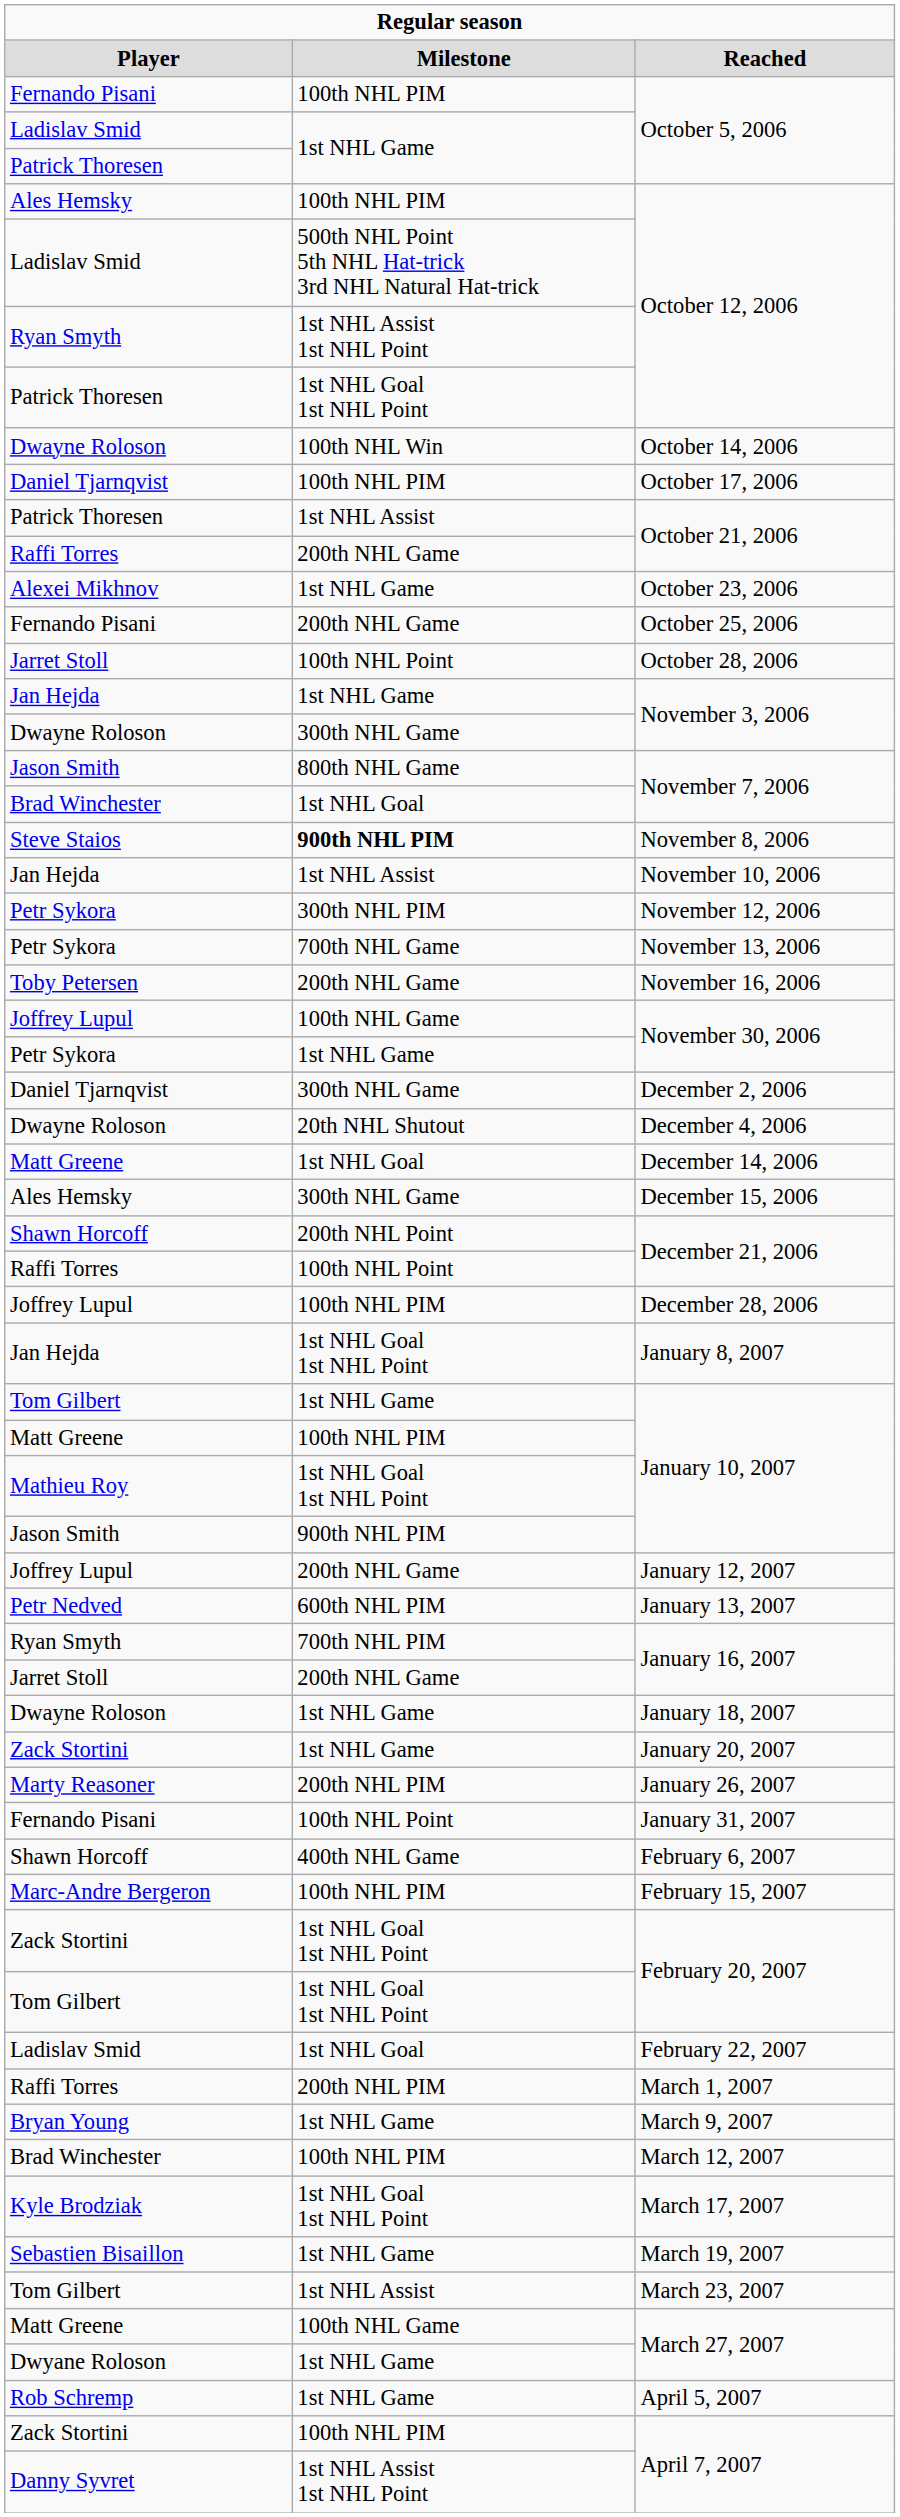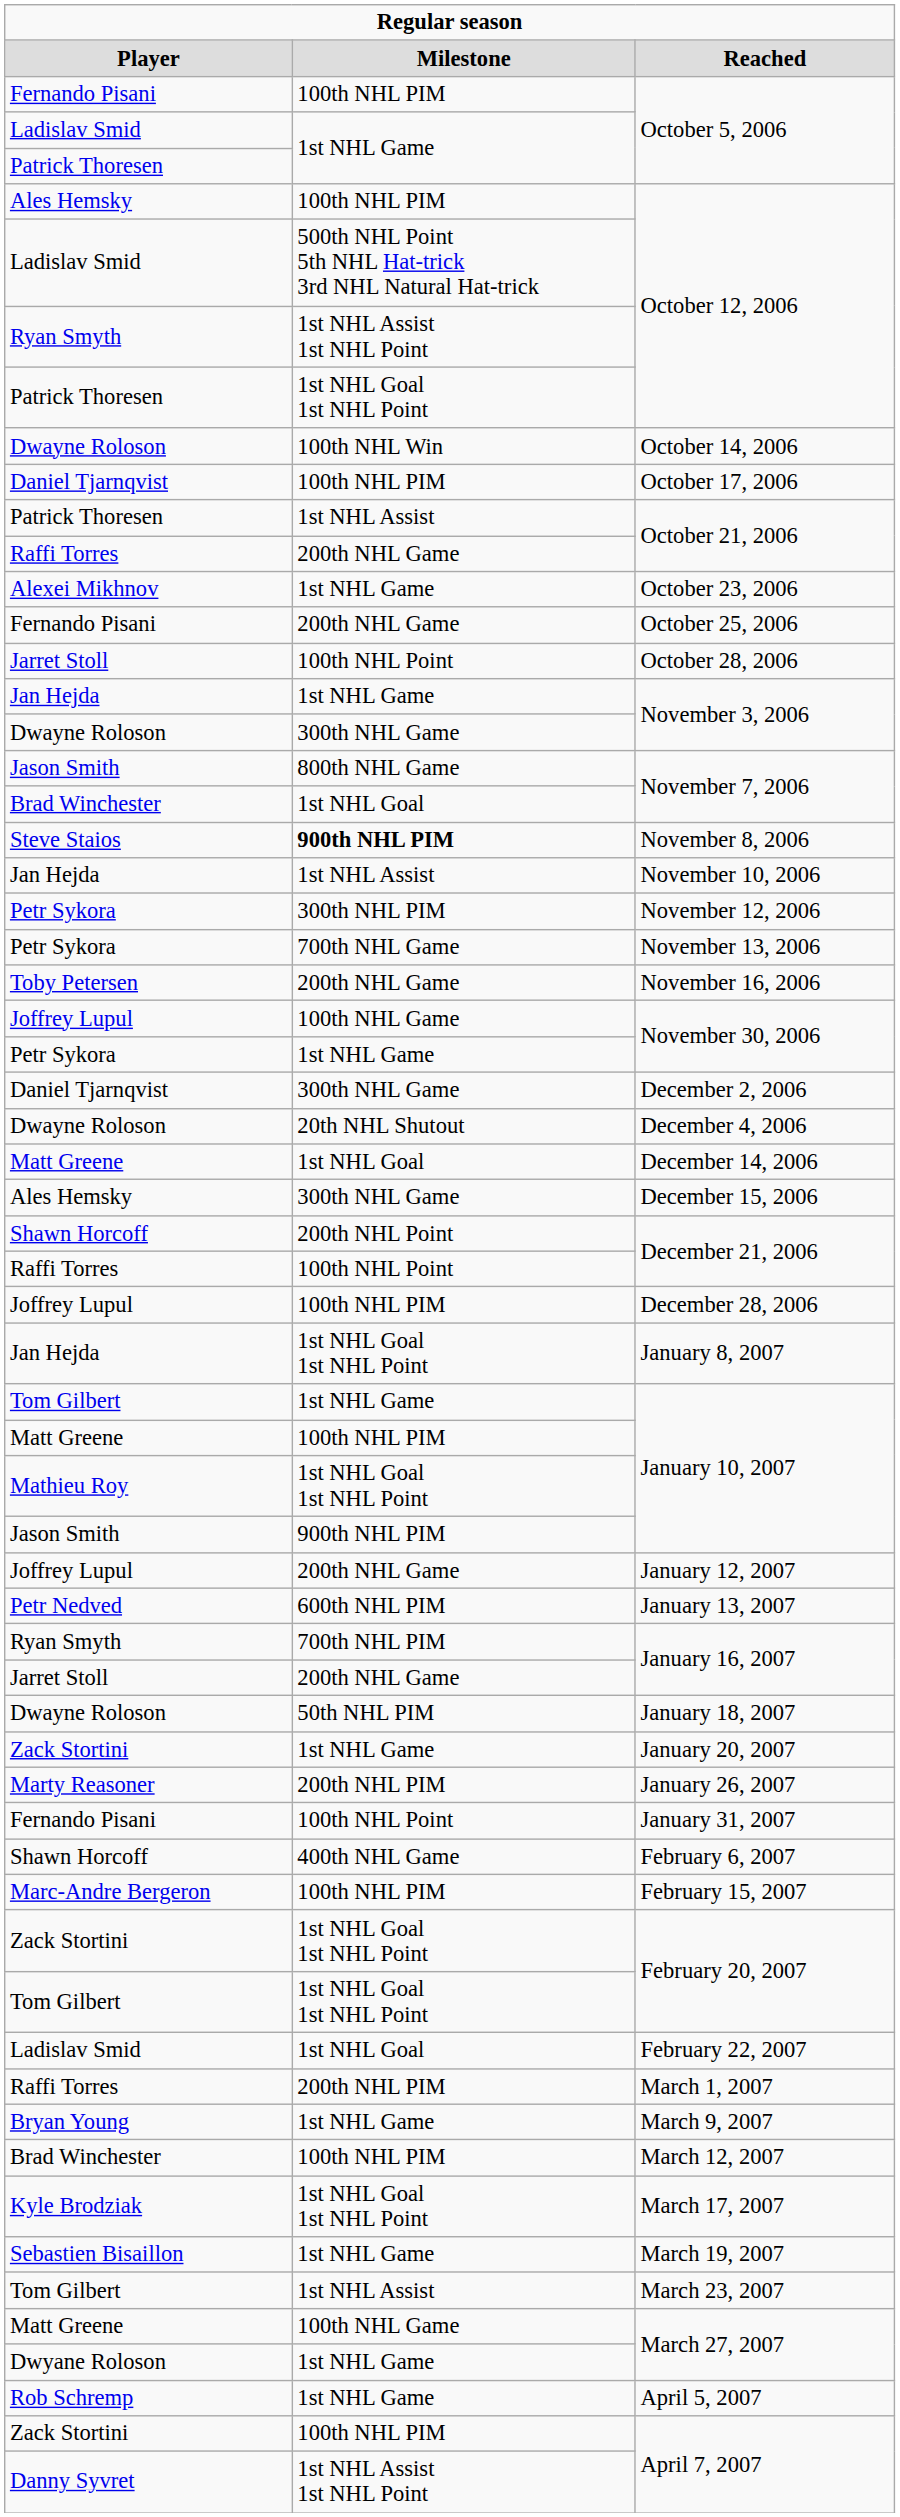(366, 1713) 1st NHL Game -> (366, 1713) 50th NHL PIM
